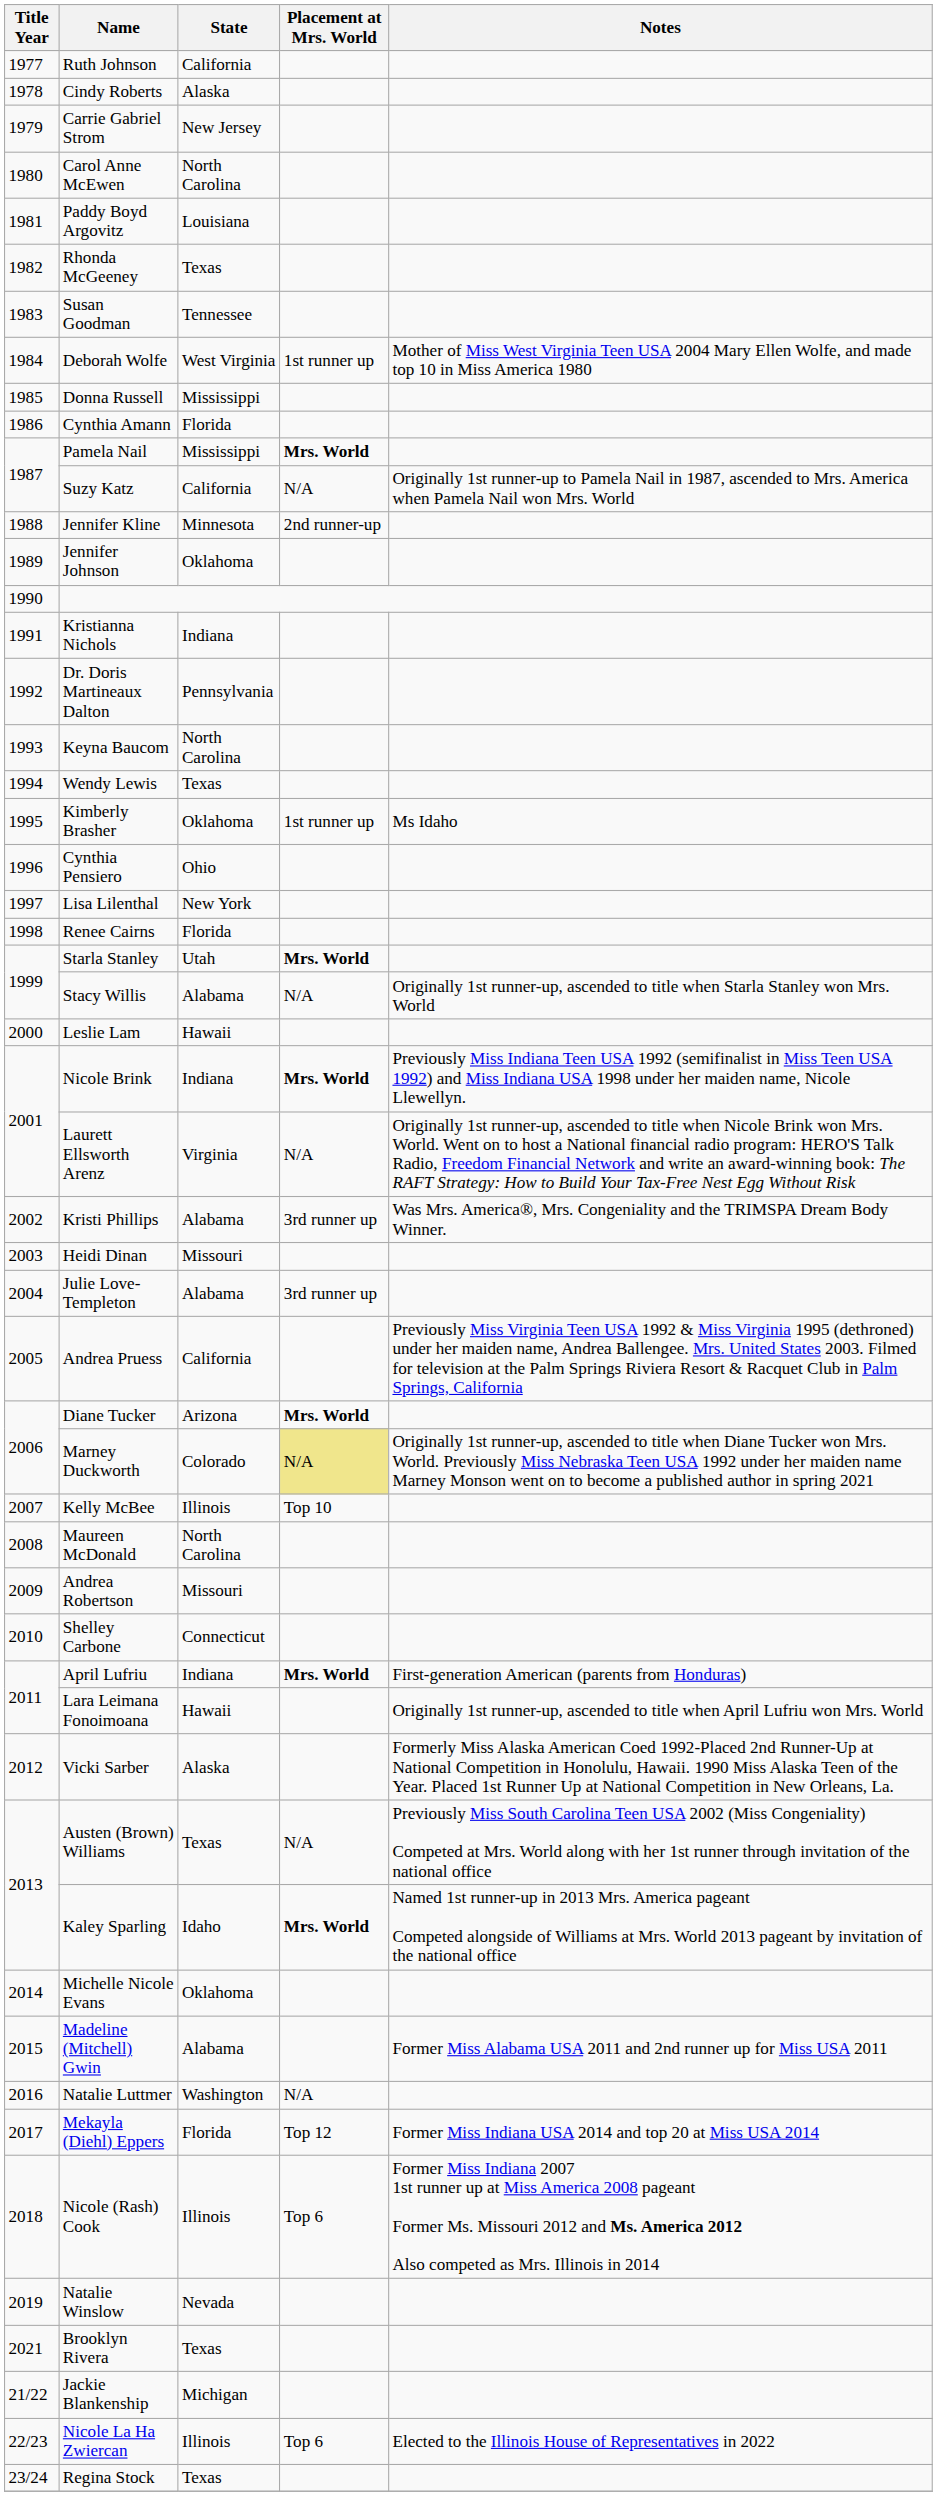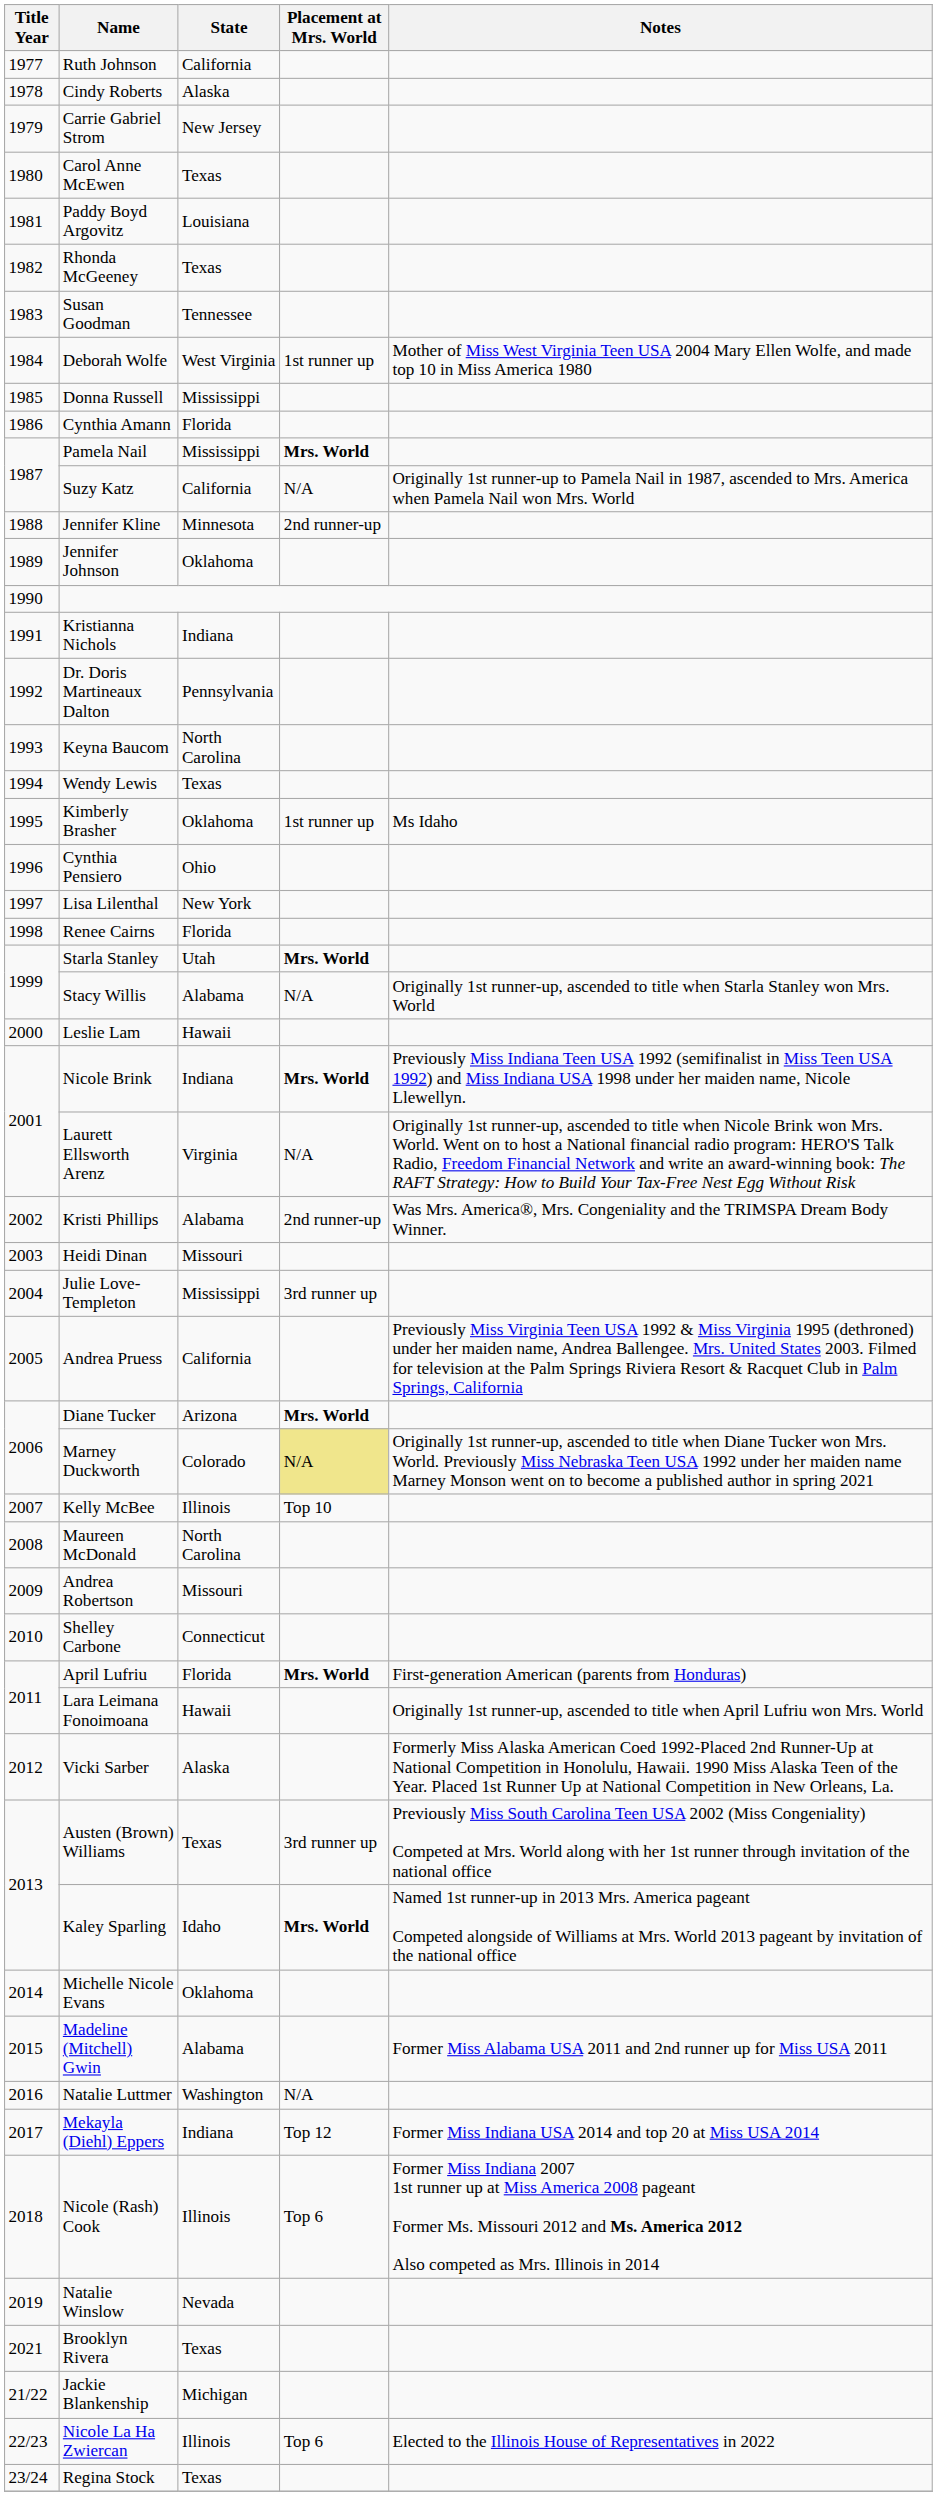(211, 174) North Carolina -> (202, 174) Texas
(330, 1219) 3rd runner up -> (332, 1219) 2nd runner-up
(213, 1293) Alabama -> (221, 1293) Mississippi
(208, 1674) Indiana -> (207, 1674) Florida
(299, 1842) N/A -> (330, 1842) 3rd runner up
(207, 2131) Florida -> (208, 2131) Indiana
